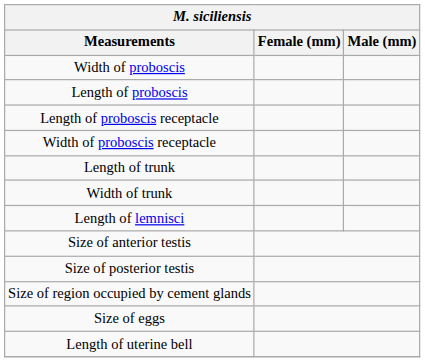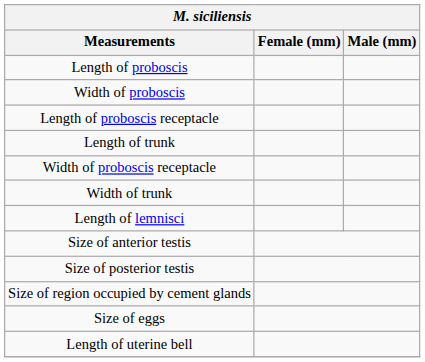rows swapped: (129, 92) <-> (129, 67)
rows swapped: (129, 142) <-> (129, 167)
